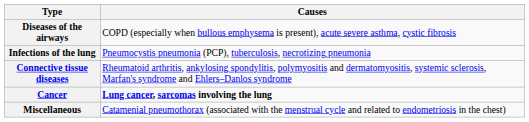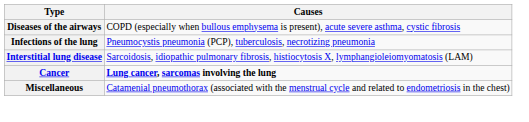+ row: (54, 57)
- row: (52, 73)
